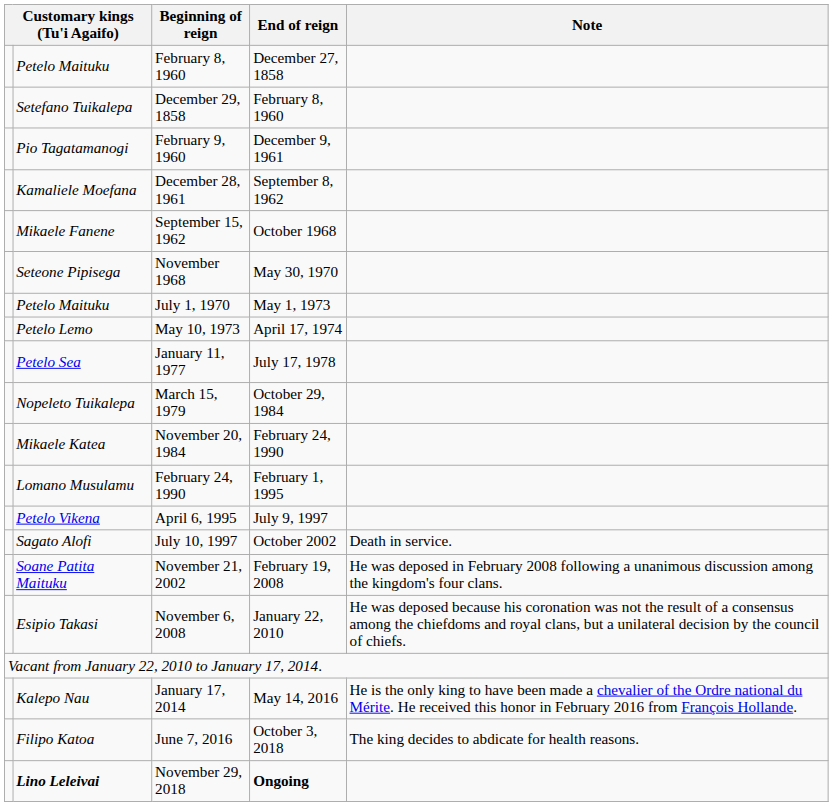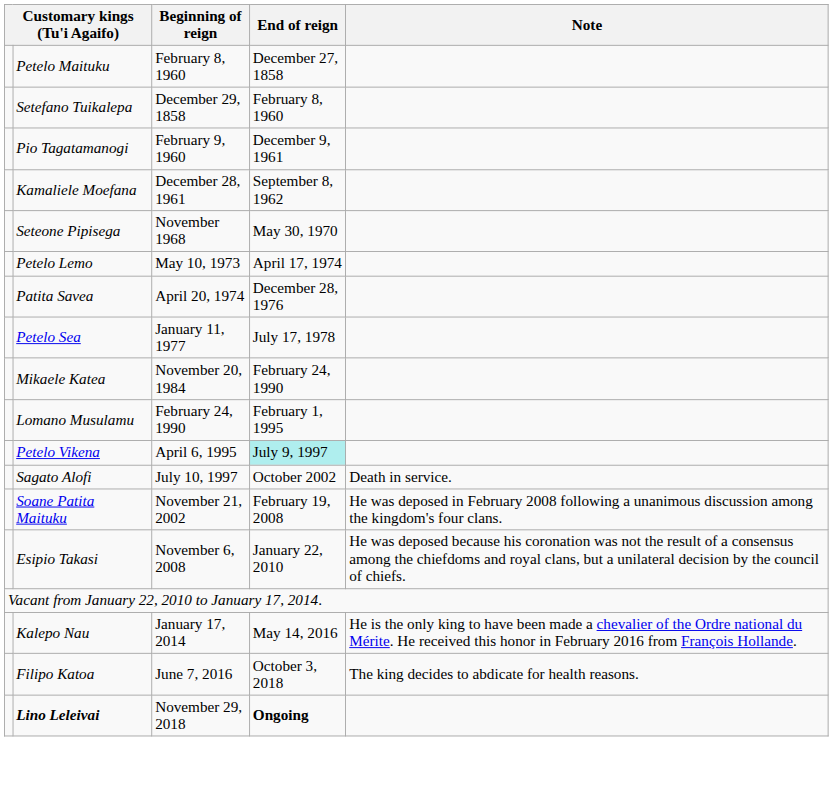- row: (199, 231)
- row: (192, 304)
+ row: (200, 296)
- row: (186, 402)
(291, 518) no background -> (290, 452) paleturquoise background
